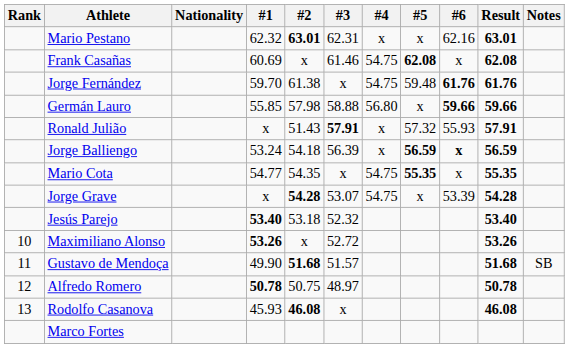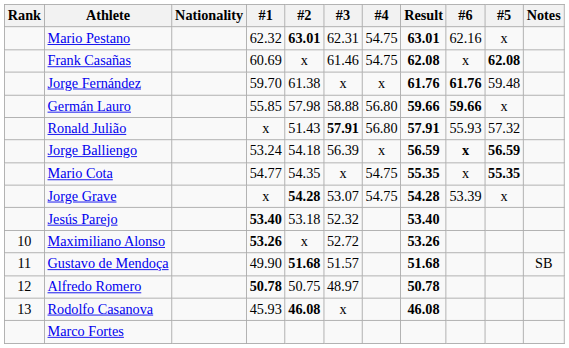columns swapped: (420, 15) <-> (501, 15)
(382, 38) x -> (382, 38) 54.75
(382, 83) 54.75 -> (382, 83) x
(382, 128) x -> (382, 128) 56.80
